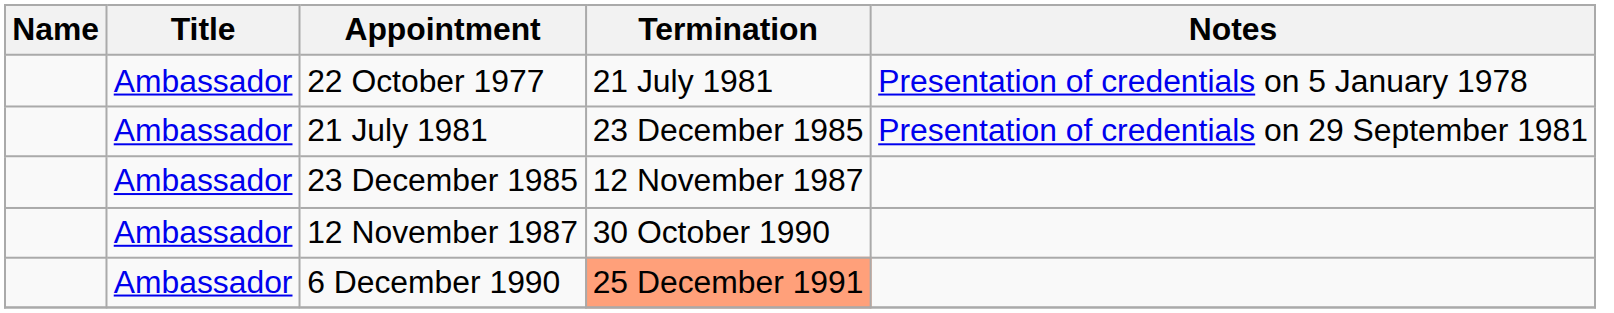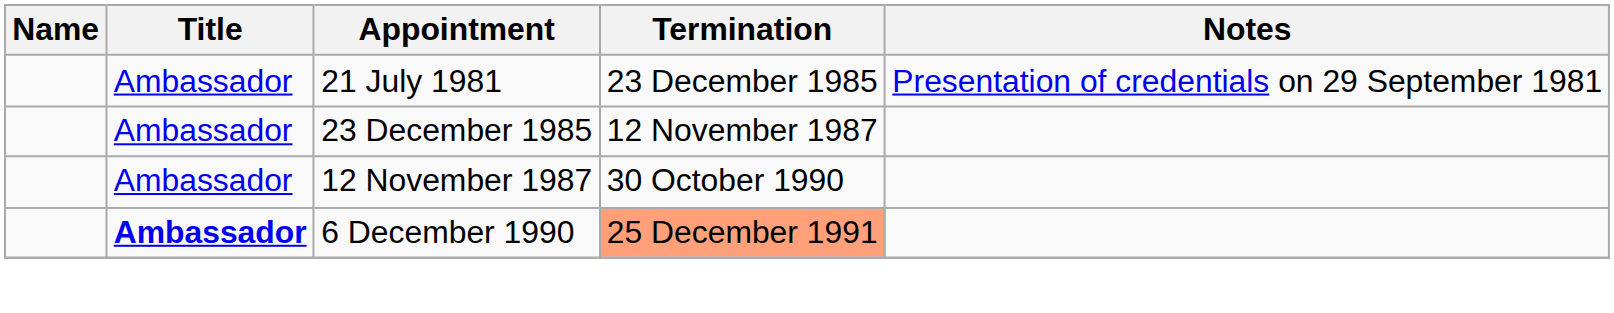- row: (426, 80)
(203, 282) normal -> (210, 231) bold
